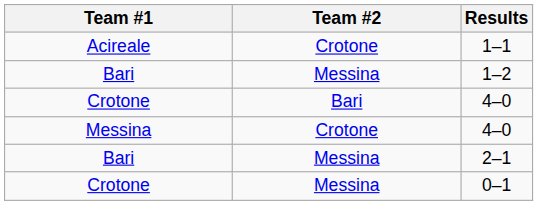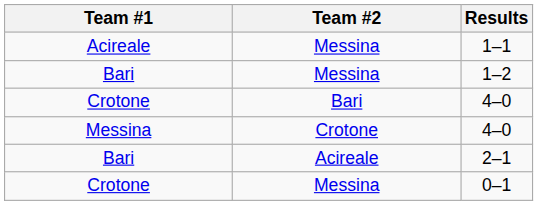(347, 46) Crotone -> (347, 46) Messina
(347, 158) Messina -> (347, 158) Acireale
